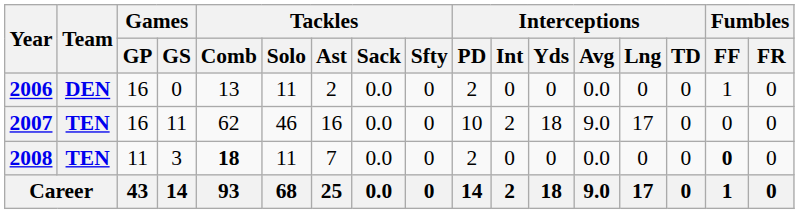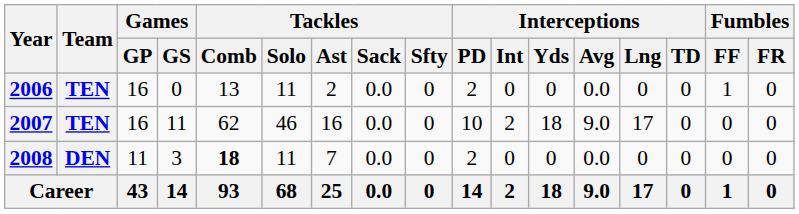(88, 89) DEN -> (88, 89) TEN
(88, 157) TEN -> (88, 157) DEN
(727, 157) bold -> (727, 157) normal
